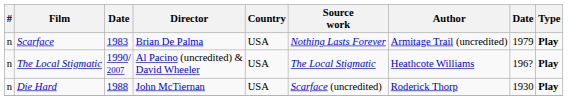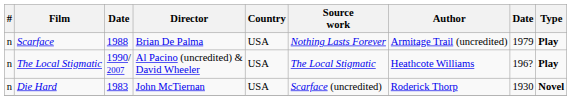(117, 41) 1983 -> (117, 41) 1988
(117, 86) 1988 -> (117, 86) 1983
(548, 86) Play -> (551, 86) Novel
